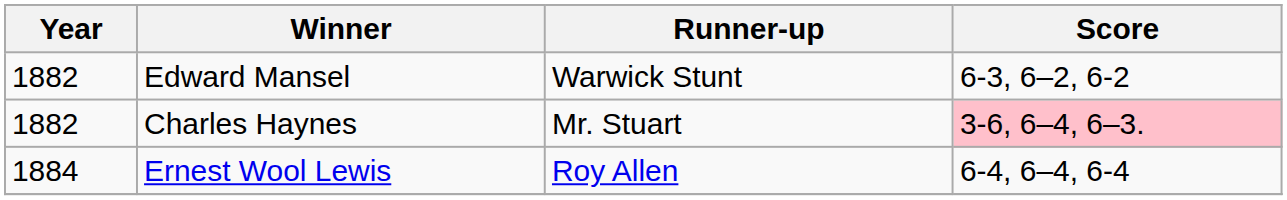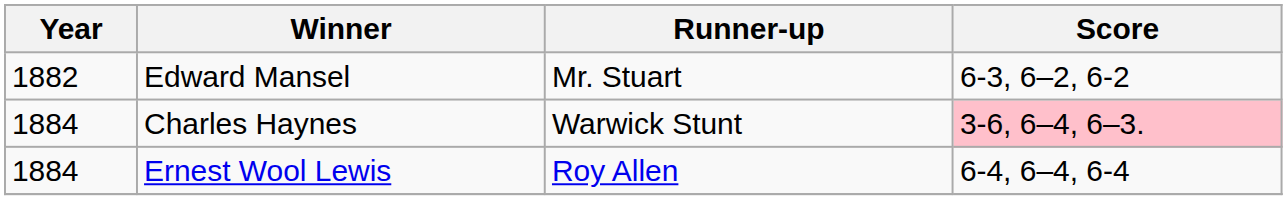(647, 76) Warwick Stunt -> (617, 76) Mr. Stuart
(45, 124) 1882 -> (45, 124) 1884
(617, 124) Mr. Stuart -> (647, 124) Warwick Stunt
